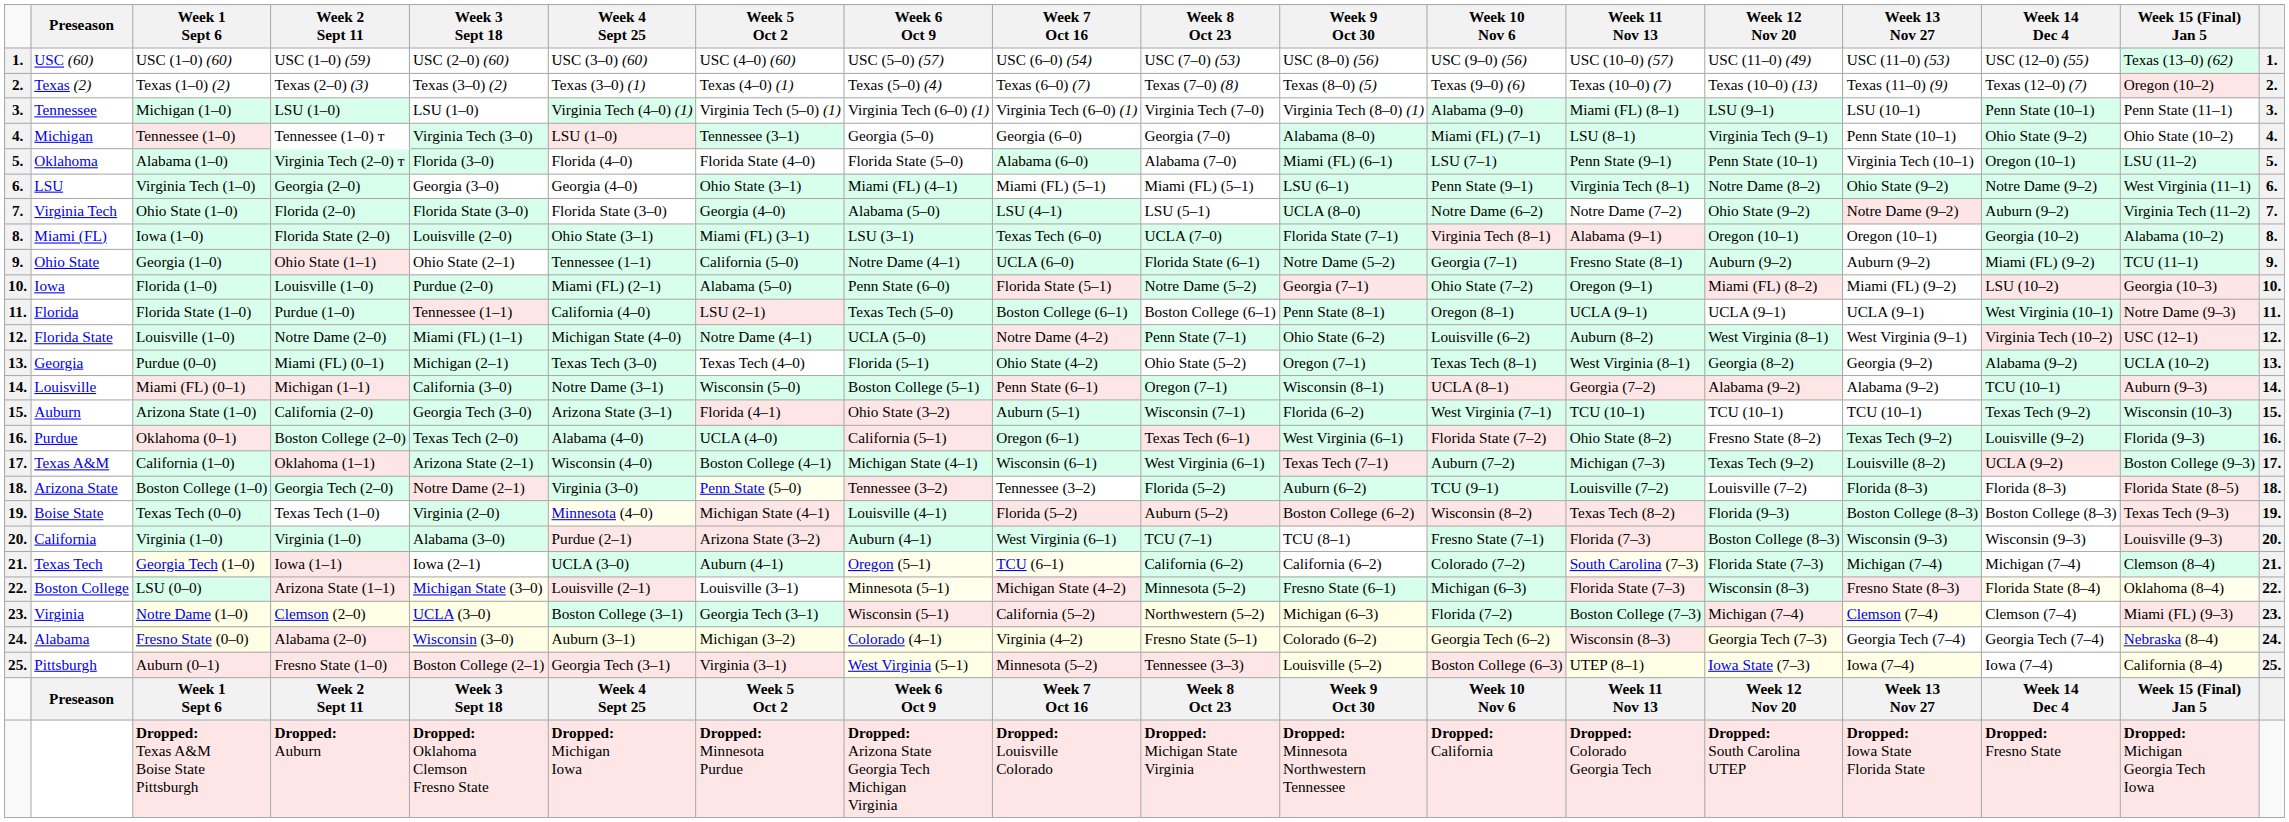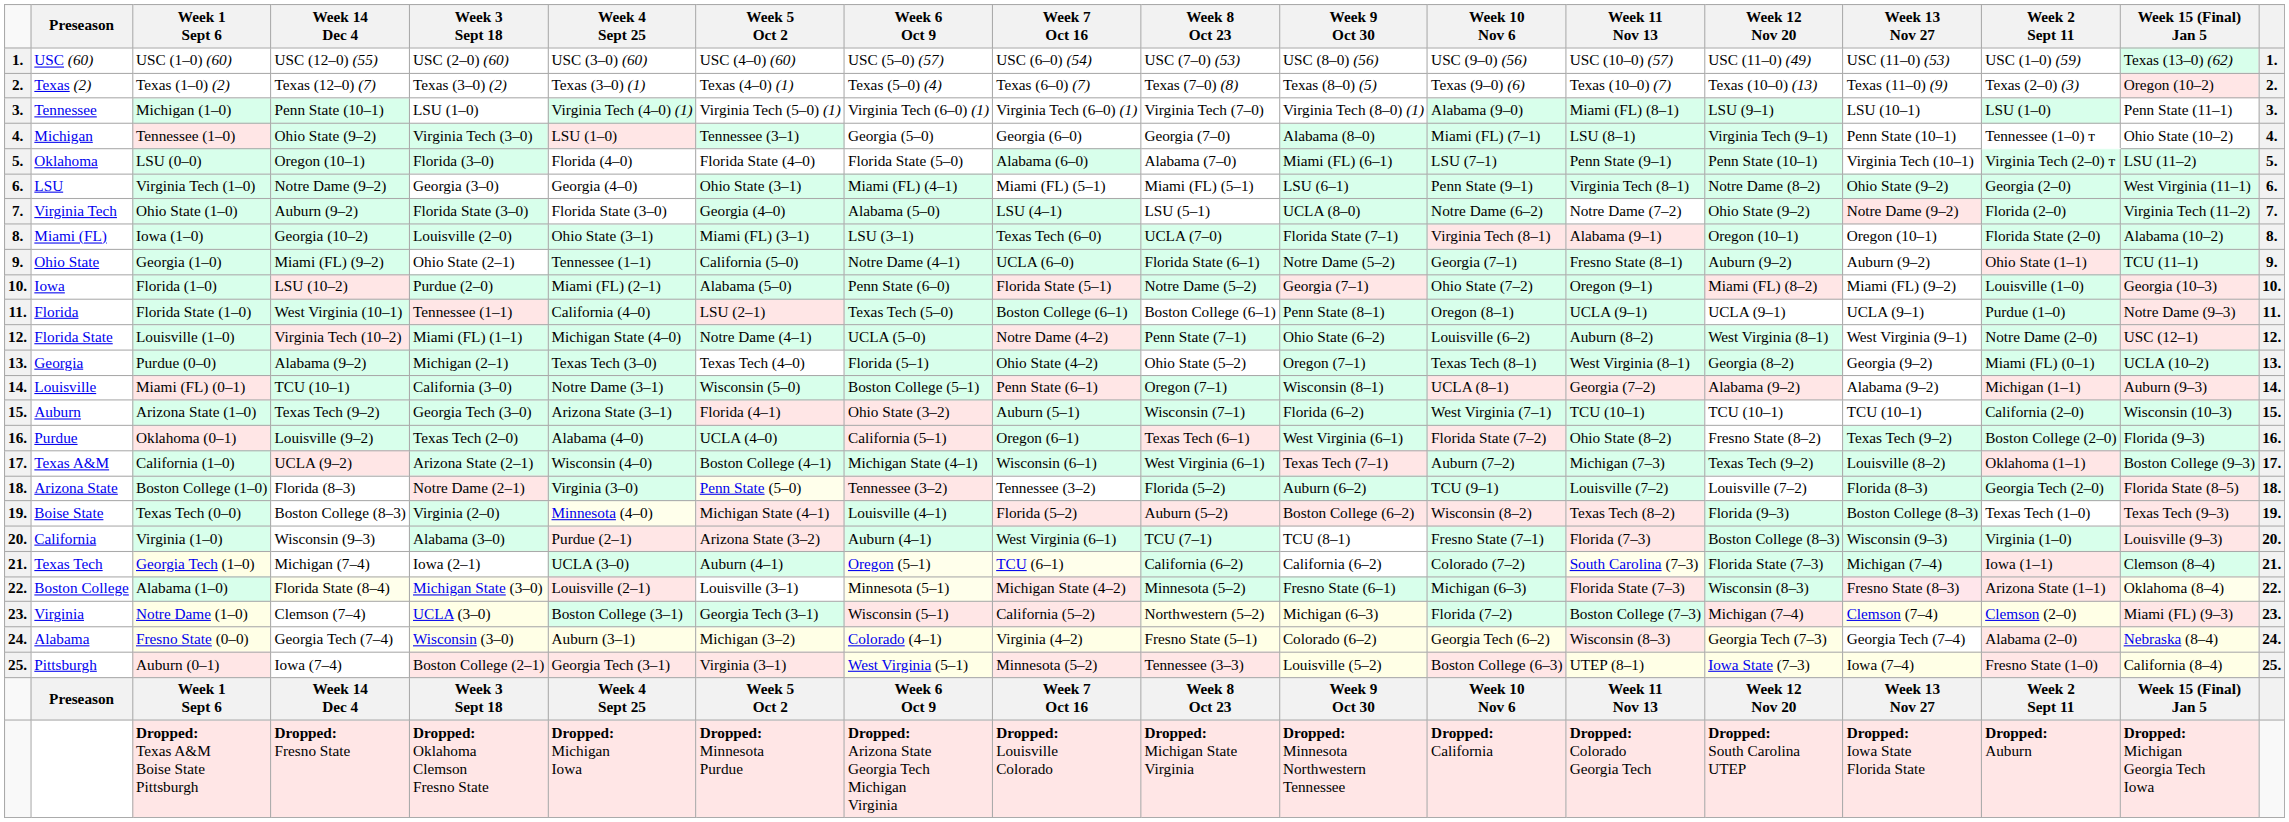columns swapped: (340, 26) <-> (2051, 26)
(182, 161) Alabama (1–0) -> (169, 161) LSU (0–0)
(169, 589) LSU (0–0) -> (182, 589) Alabama (1–0)
